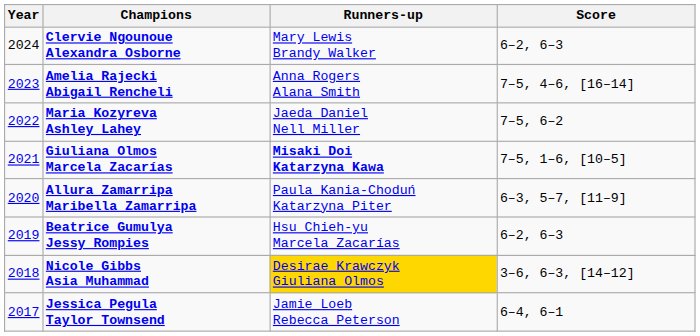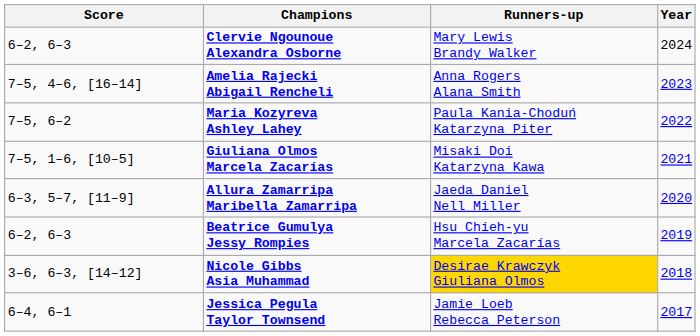columns swapped: (24, 15) <-> (596, 15)
(320, 122) Jaeda Daniel Nell Miller -> (505, 122) Paula Kania-Choduń Katarzyna Piter
(328, 160) bold -> (489, 160) normal
(344, 198) Paula Kania-Choduń Katarzyna Piter -> (481, 198) Jaeda Daniel Nell Miller
